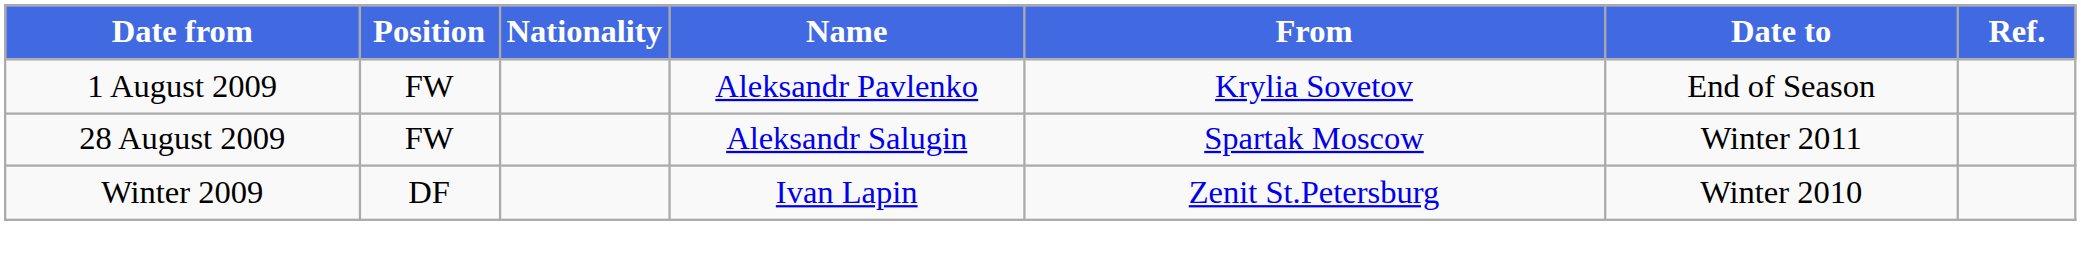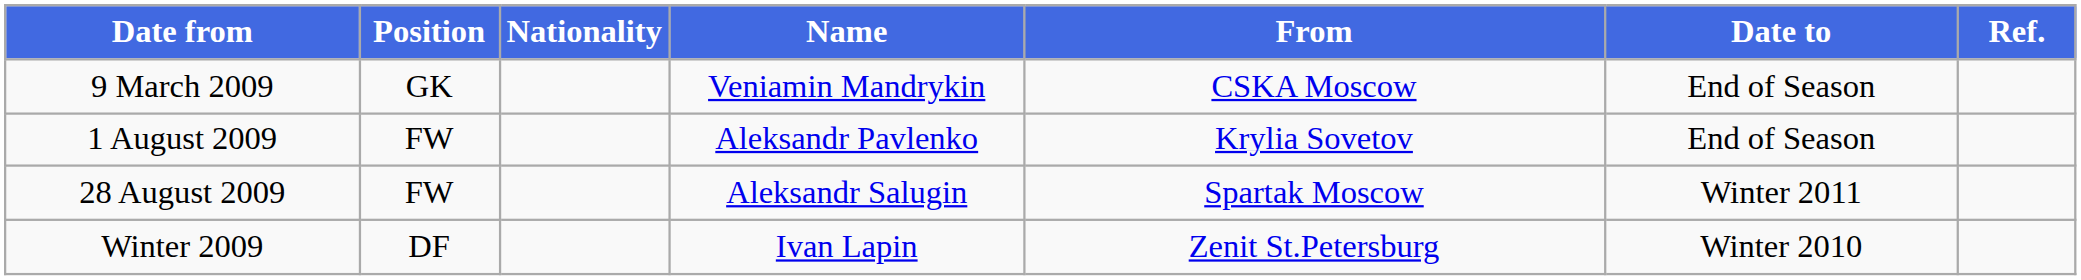+ row: (182, 85)
